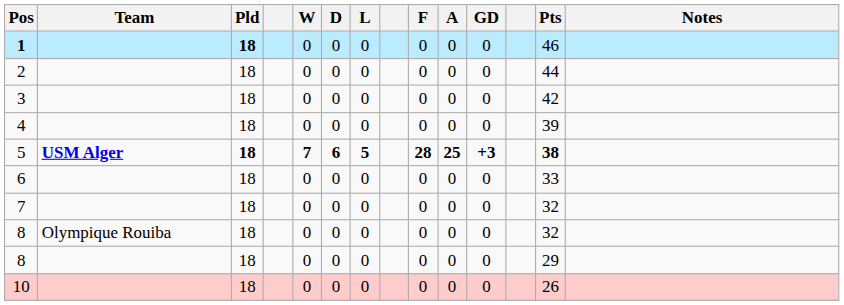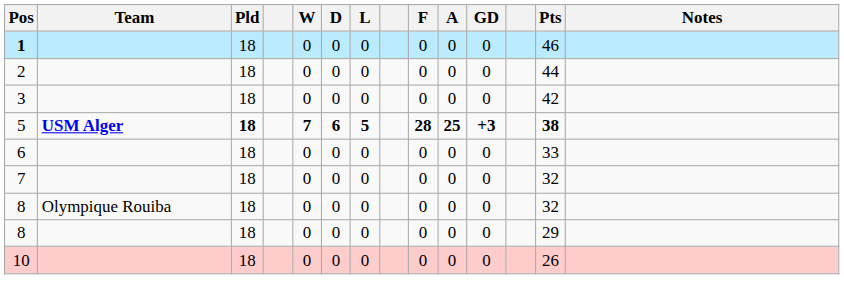(247, 44) bold -> (247, 44) normal
- row: (21, 125)
